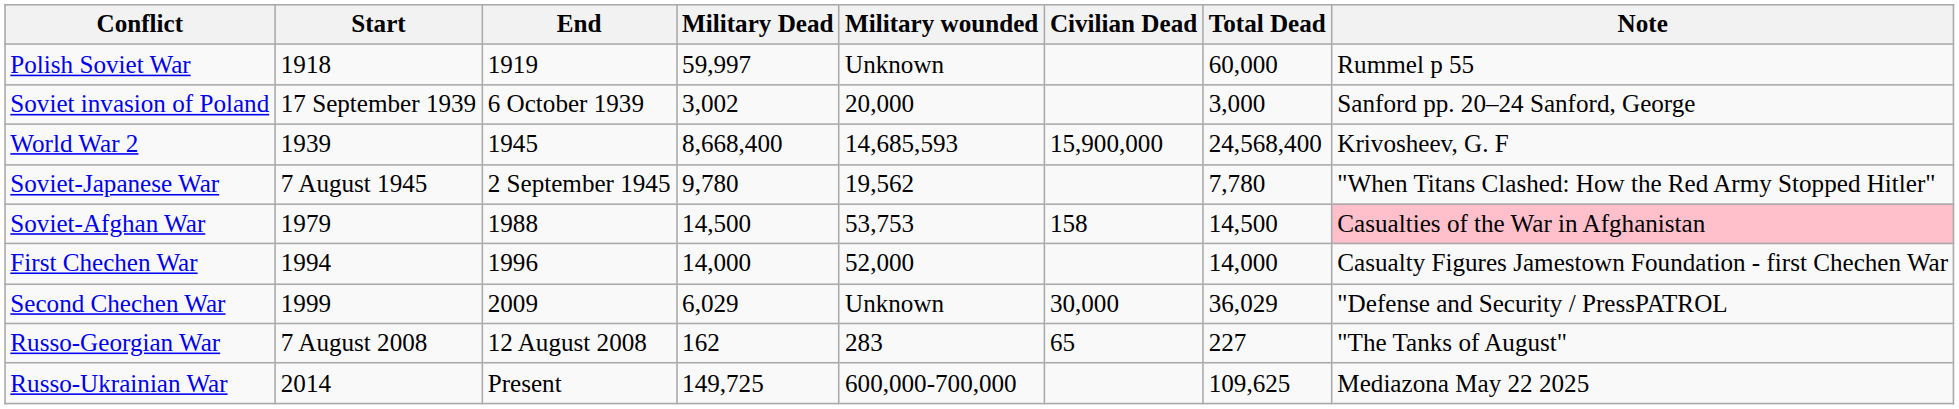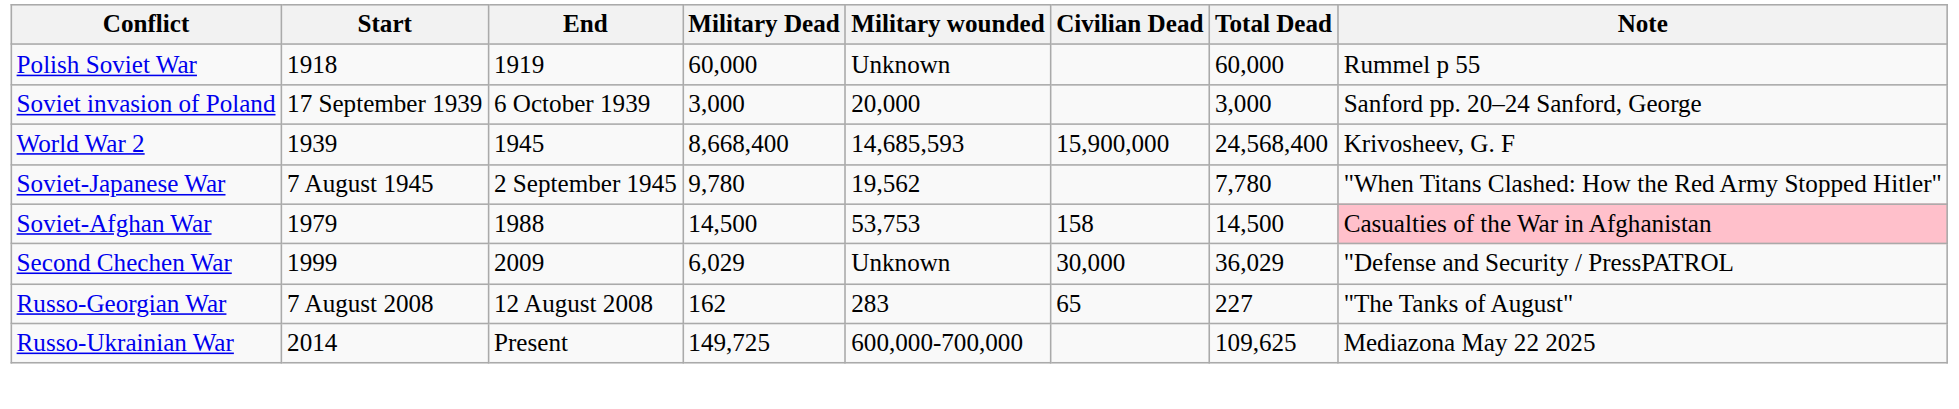(717, 64) 59,997 -> (723, 64) 60,000
(710, 104) 3,002 -> (717, 104) 3,000
- row: (104, 263)
